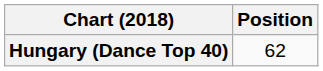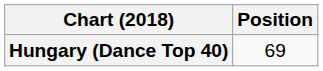(275, 50) 62 -> (275, 50) 69
